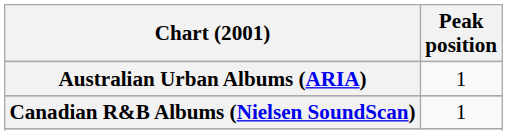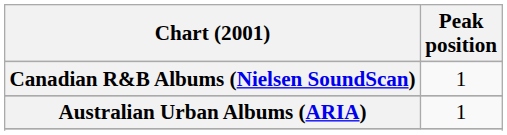rows swapped: (213, 78) <-> (213, 111)
